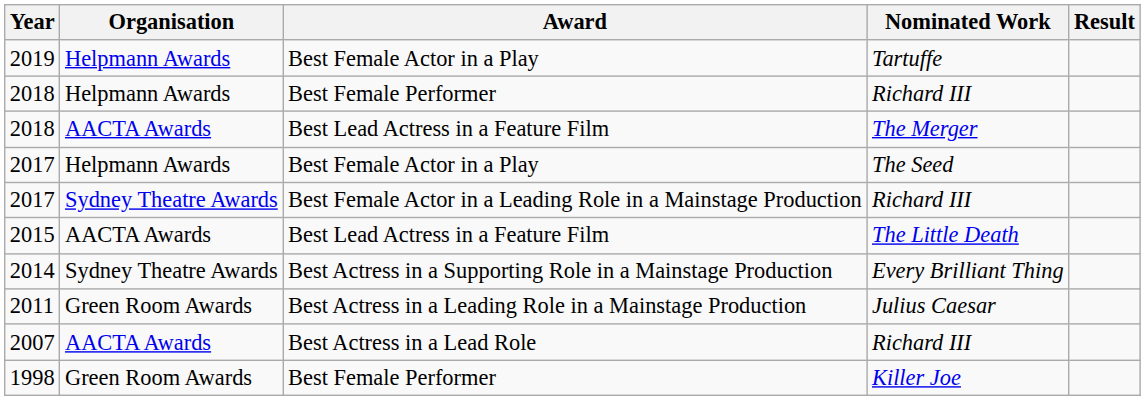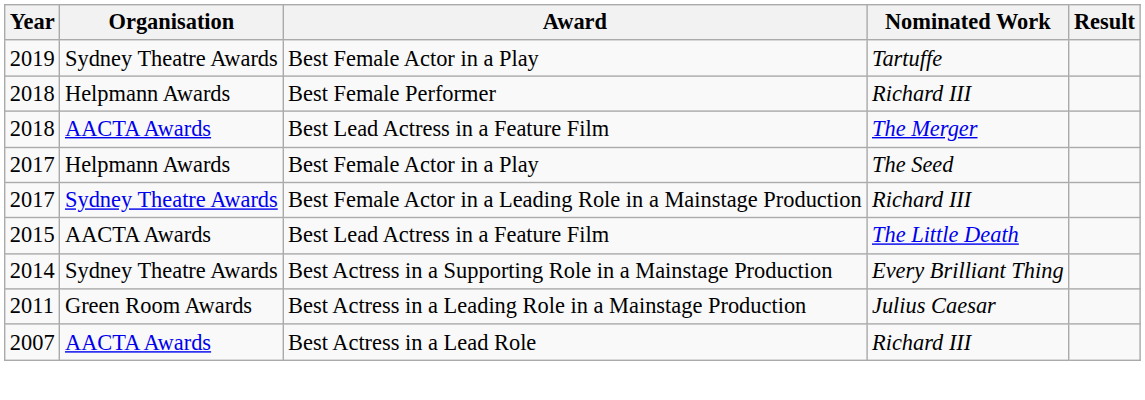(148, 57) Helpmann Awards -> (171, 57) Sydney Theatre Awards
- row: (32, 377)
